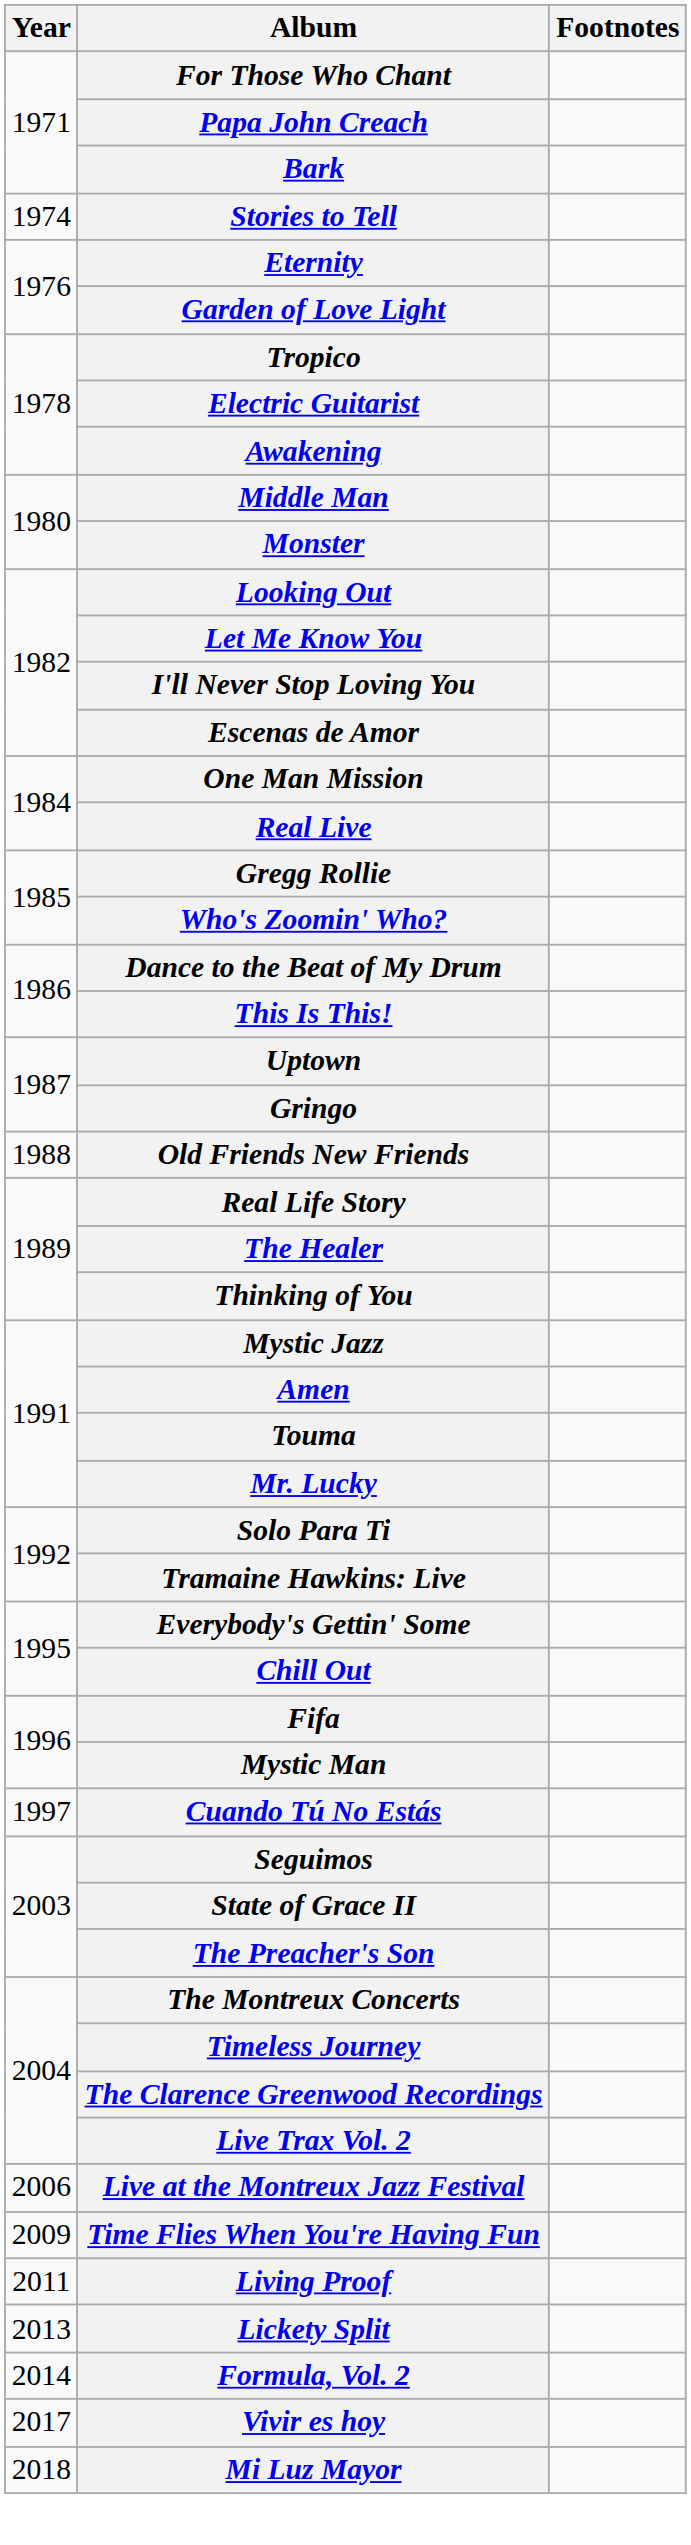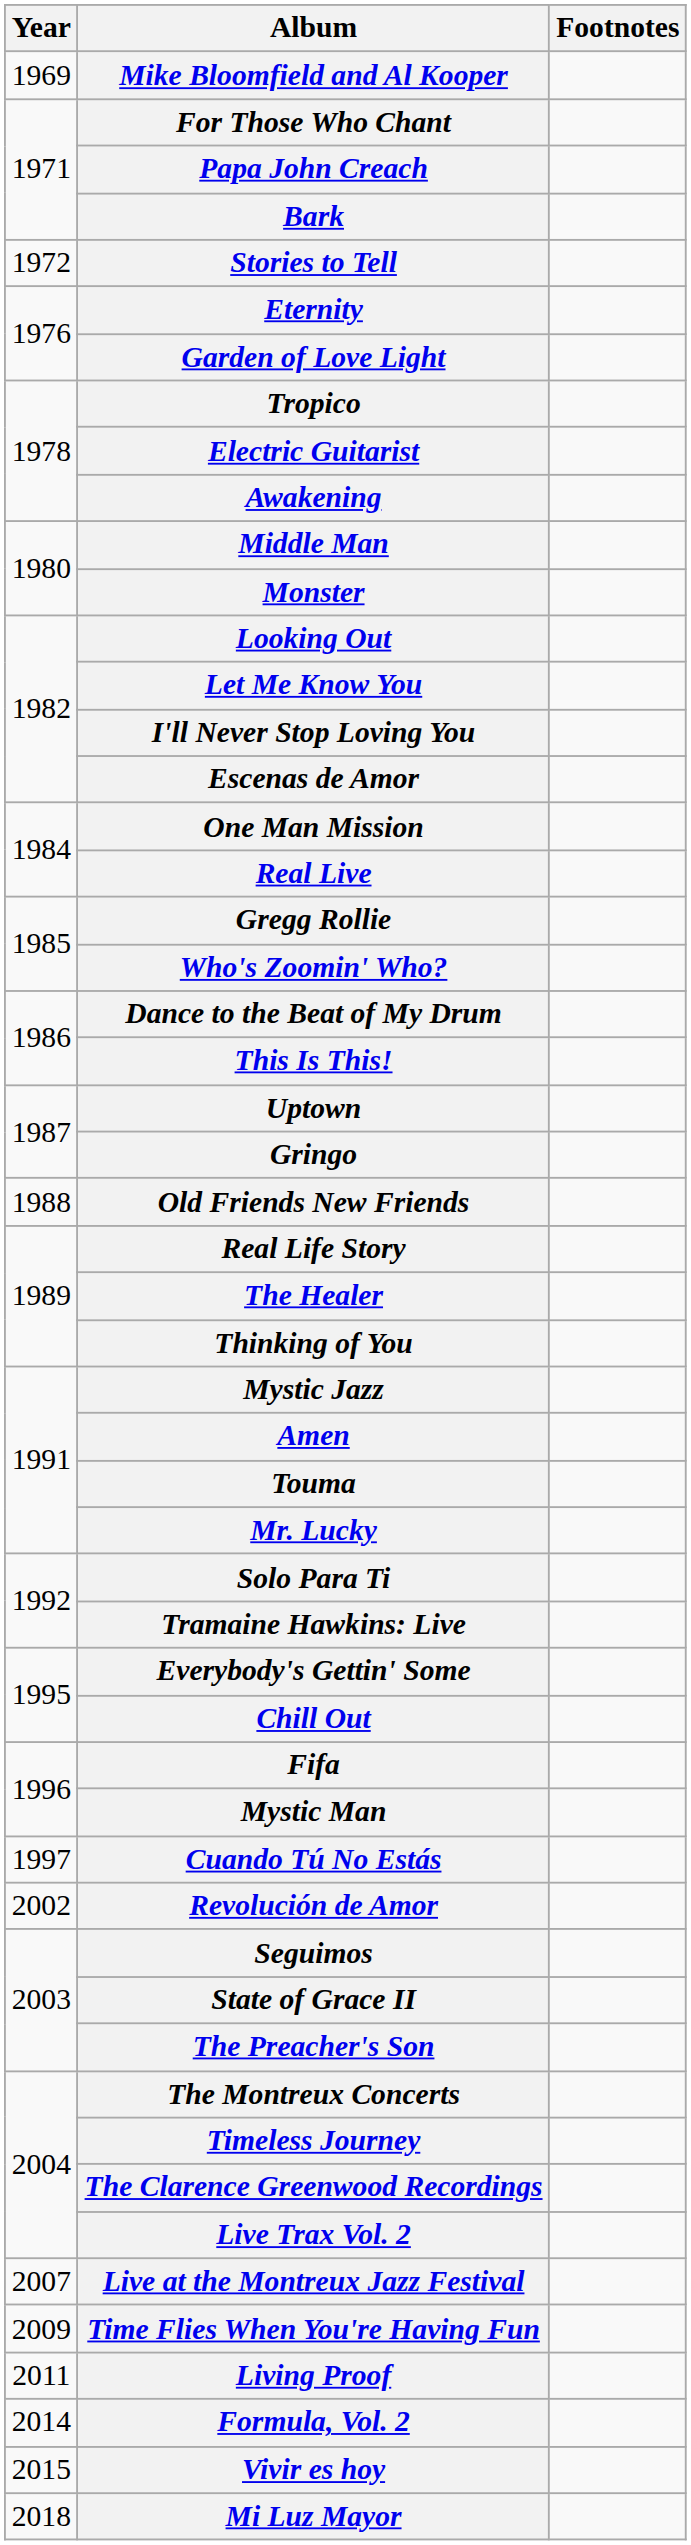+ row: (314, 74)
(41, 215) 1974 -> (41, 262) 1972
+ row: (314, 1905)
(41, 2187) 2006 -> (41, 2281) 2007
- row: (314, 2328)
(41, 2422) 2017 -> (41, 2469) 2015
